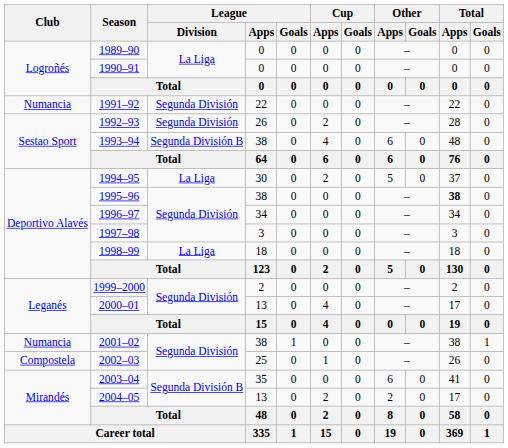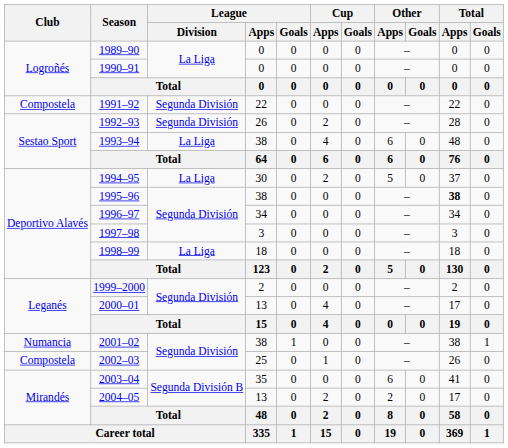(47, 104) Numancia -> (47, 104) Compostela
(197, 141) Segunda División B -> (197, 141) La Liga
